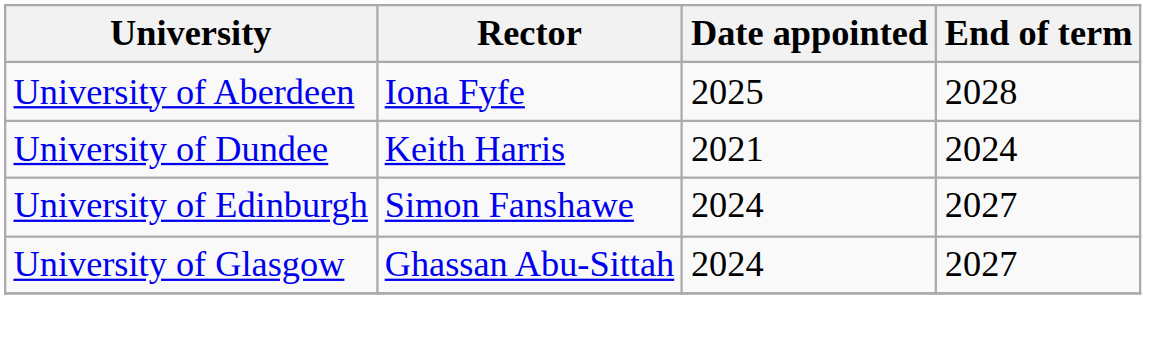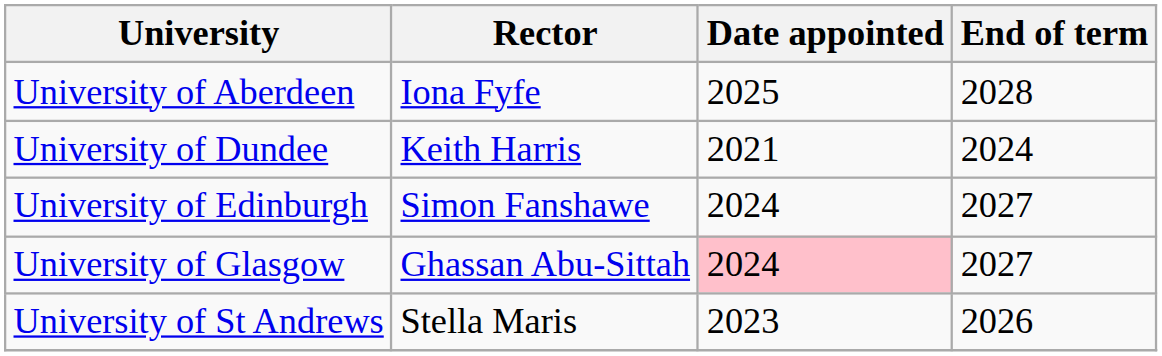(727, 263) no background -> (743, 263) pink background
+ row: (199, 321)
